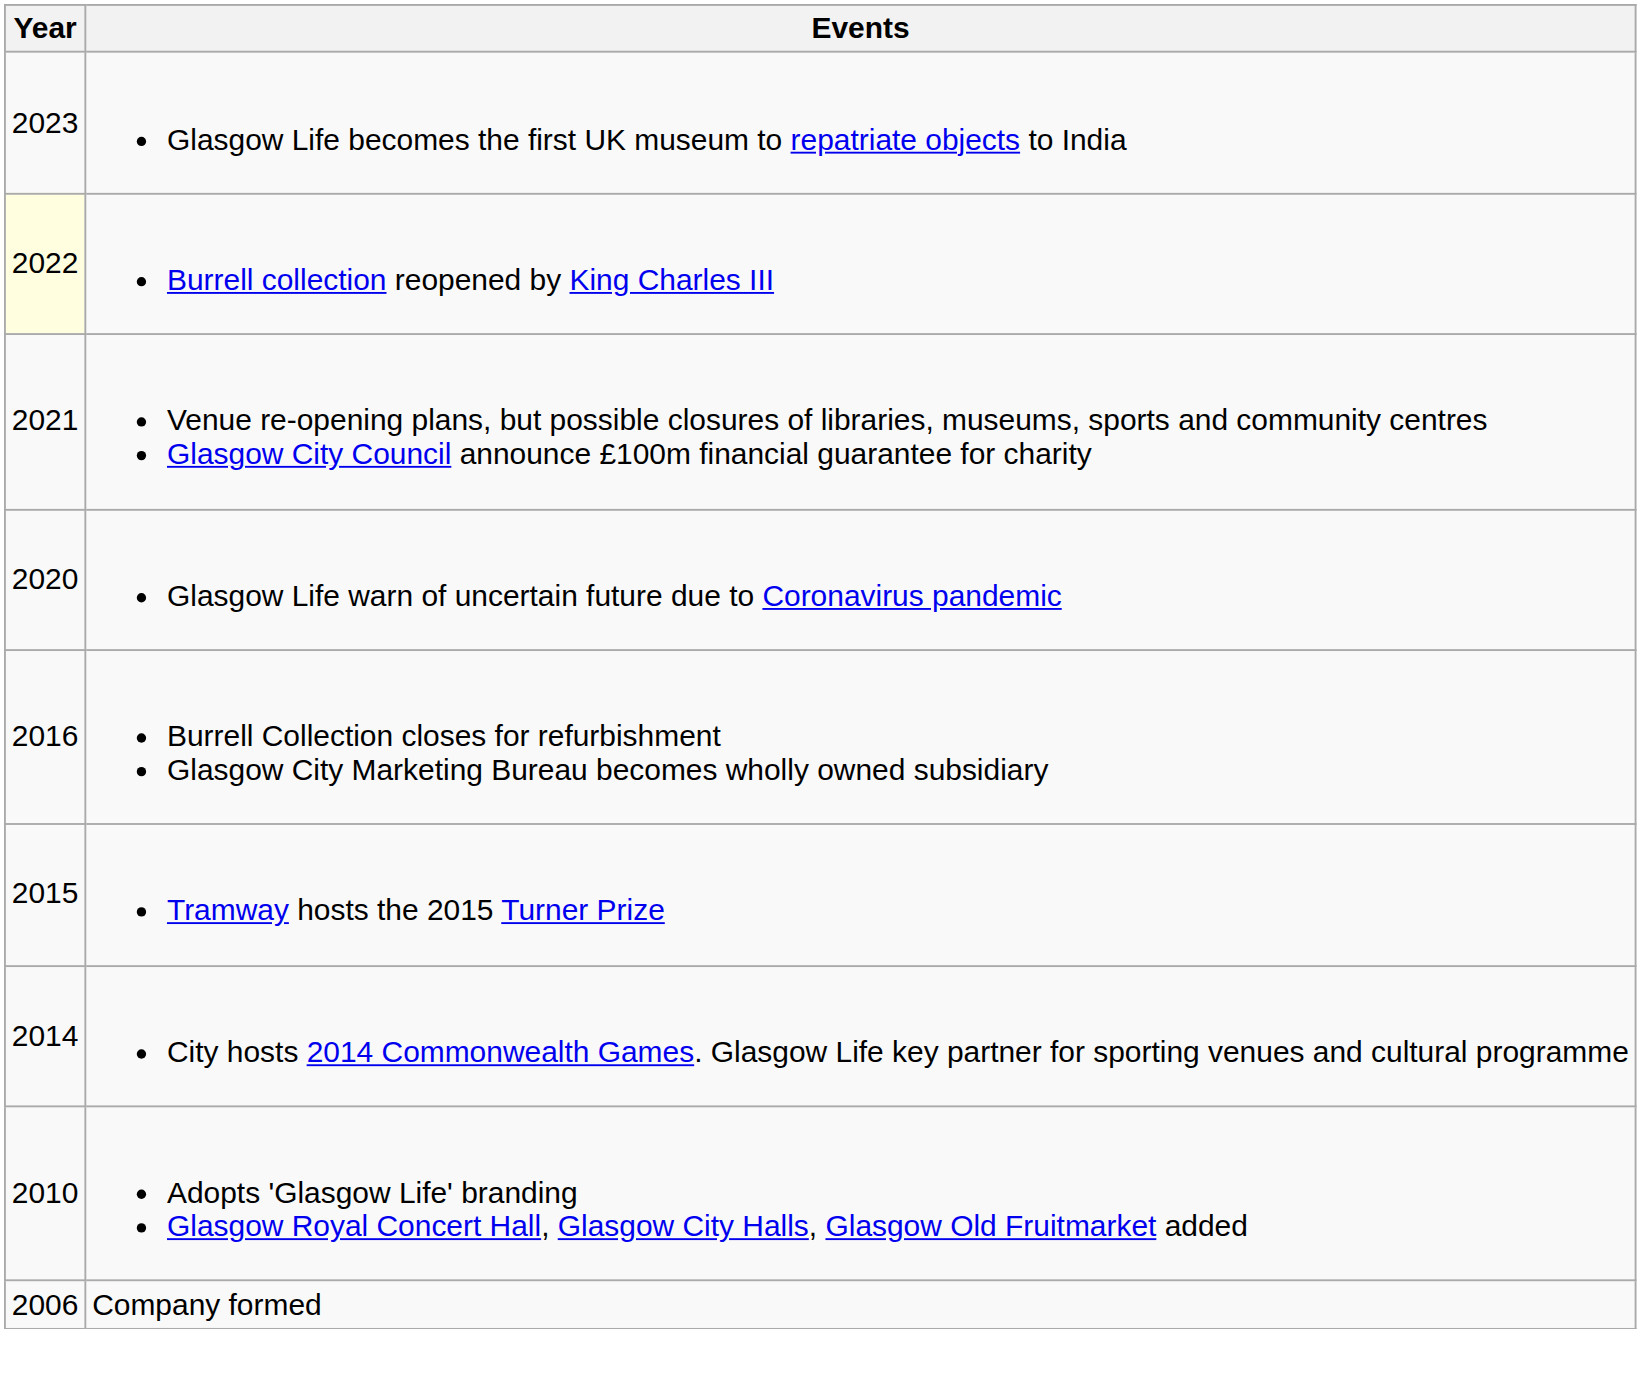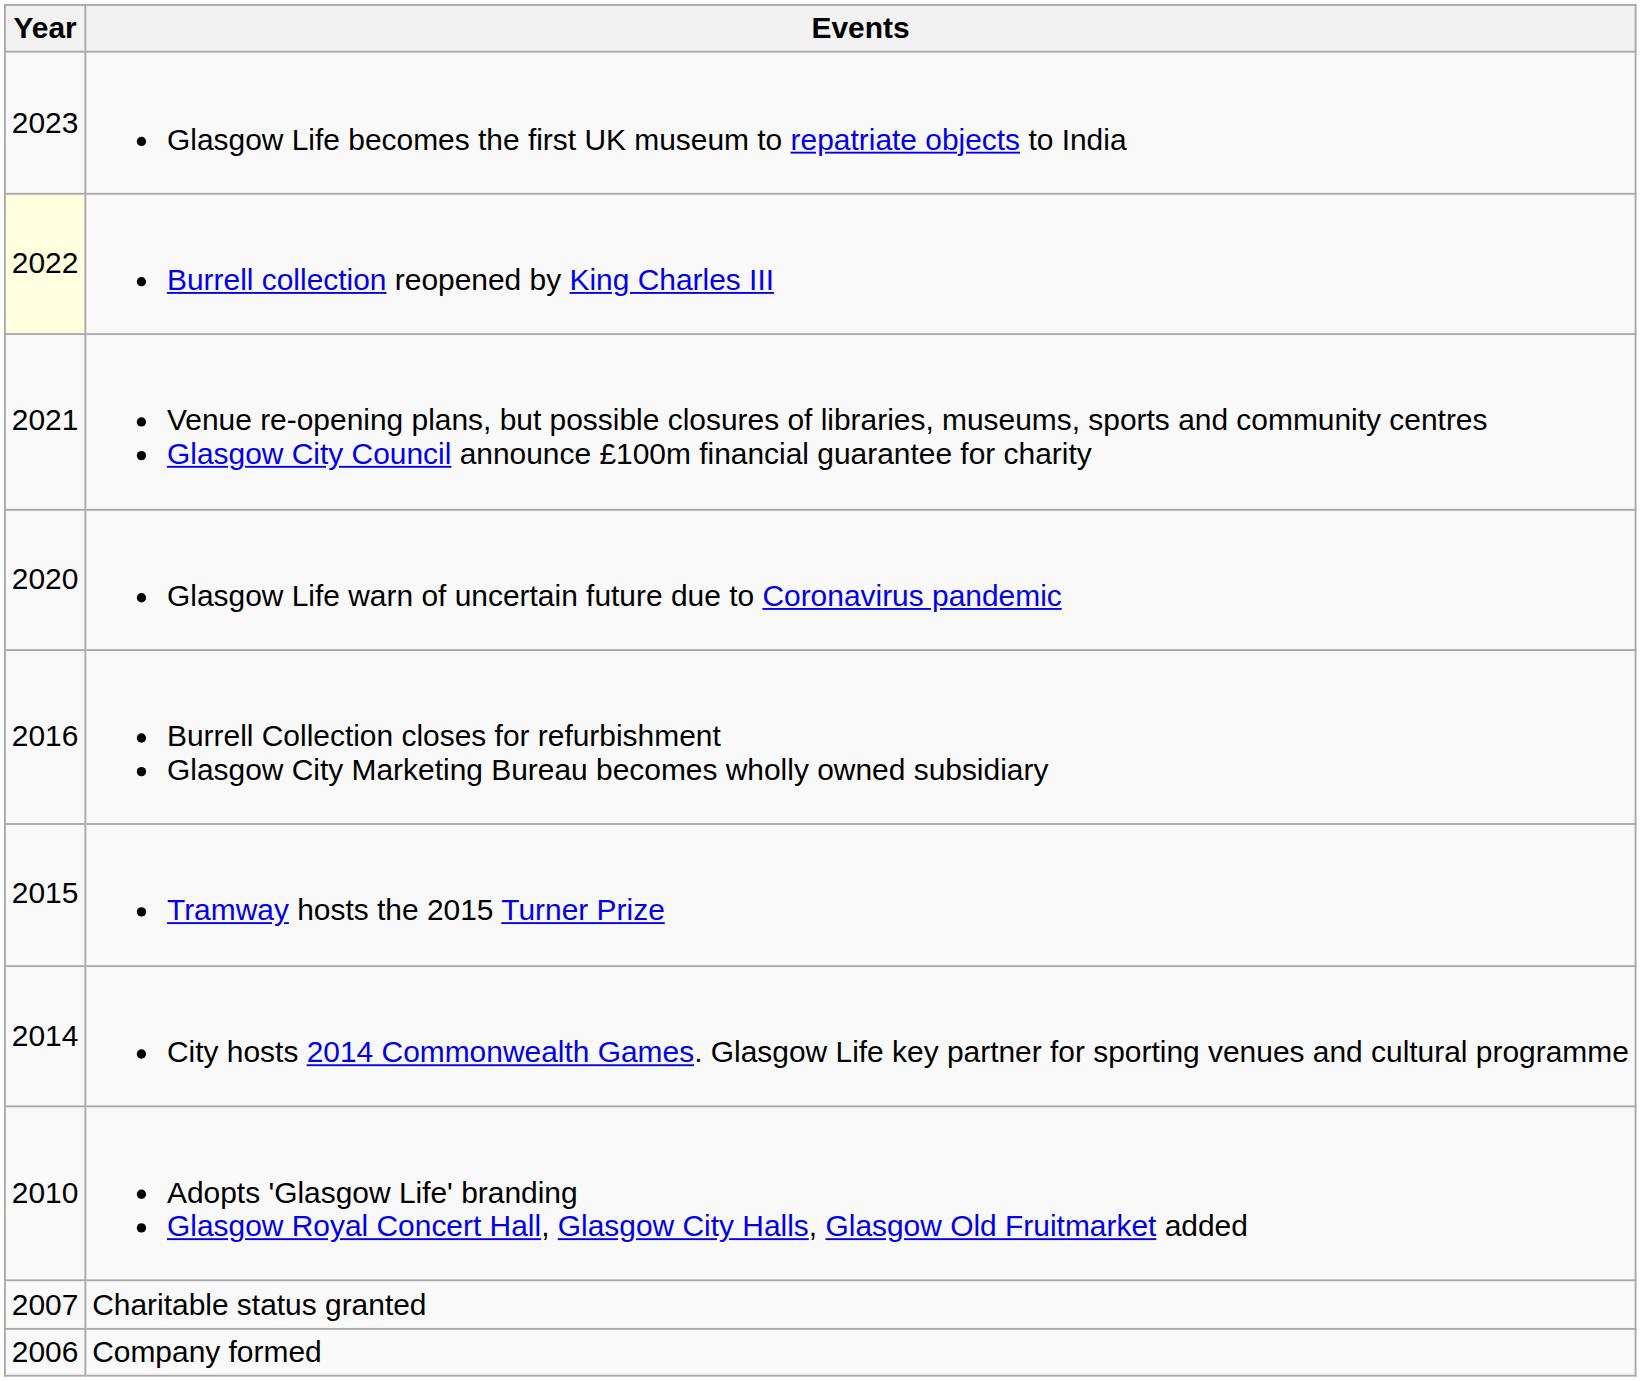+ row: (259, 1304)
